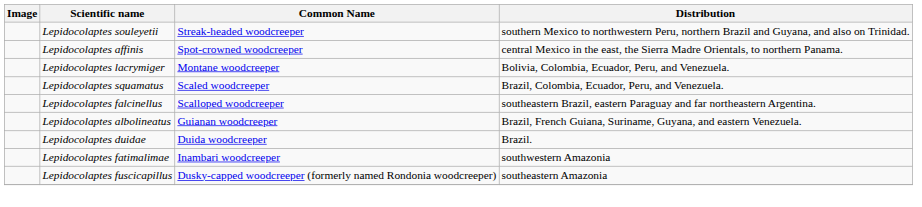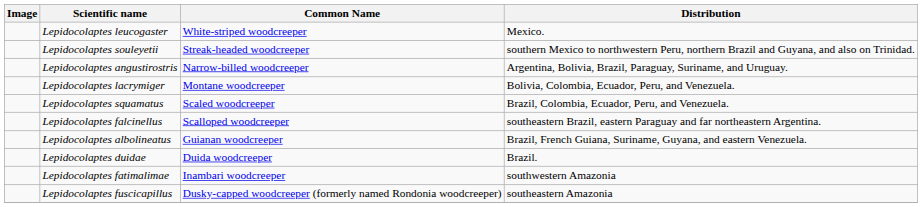+ row: (105, 31)
+ row: (110, 67)
- row: (93, 49)
